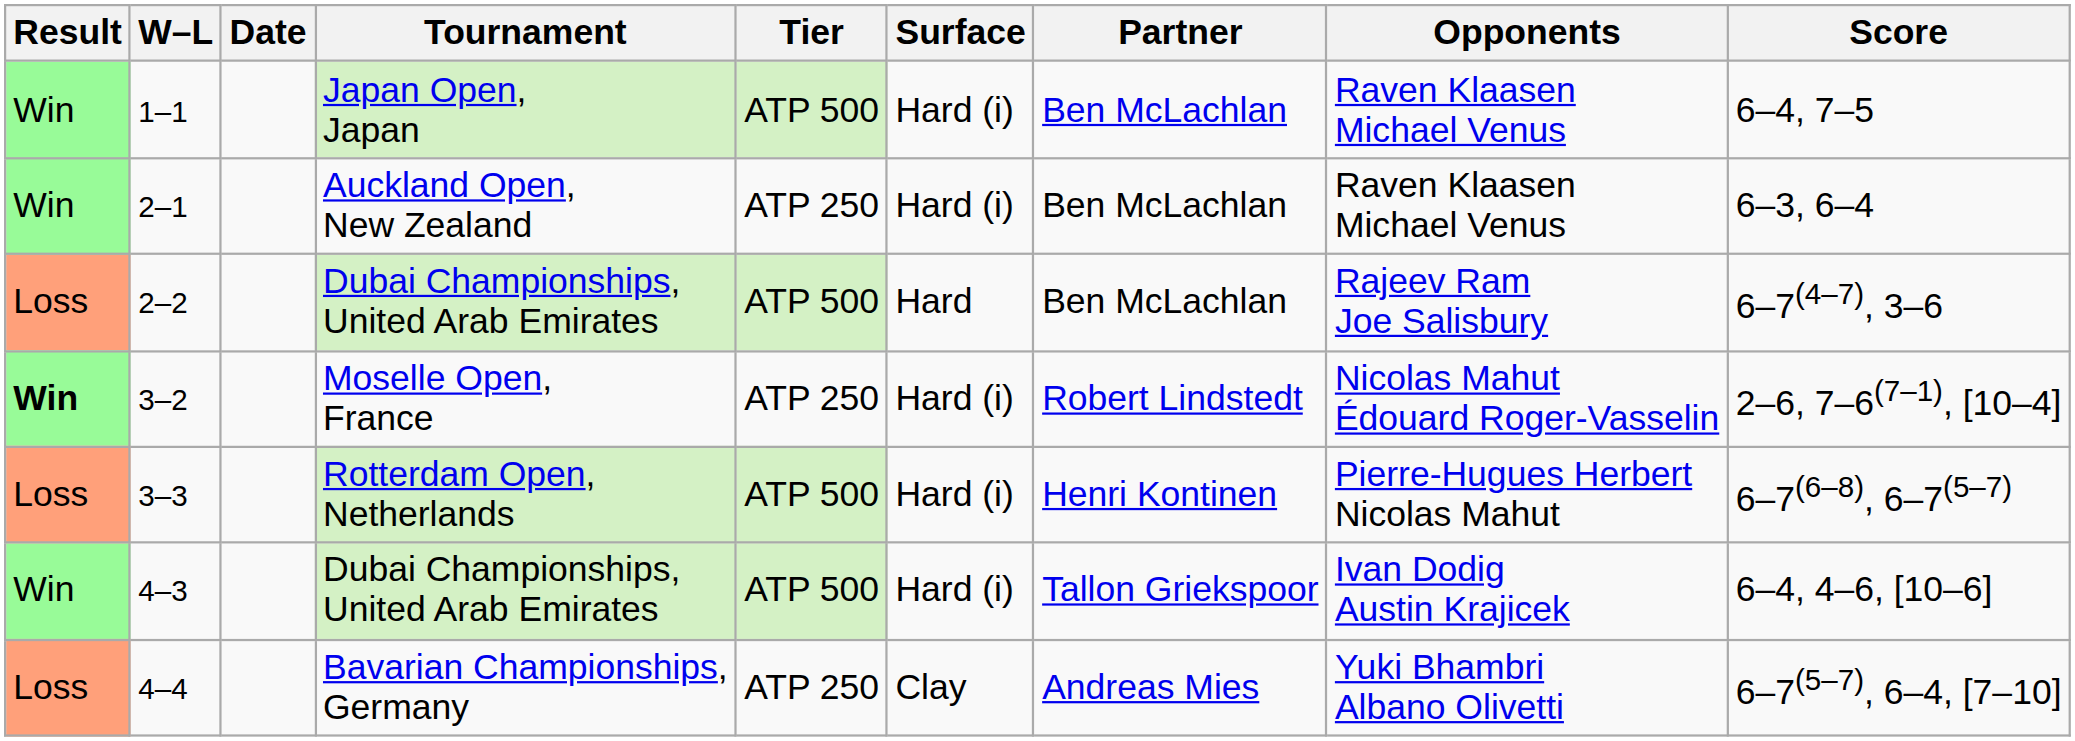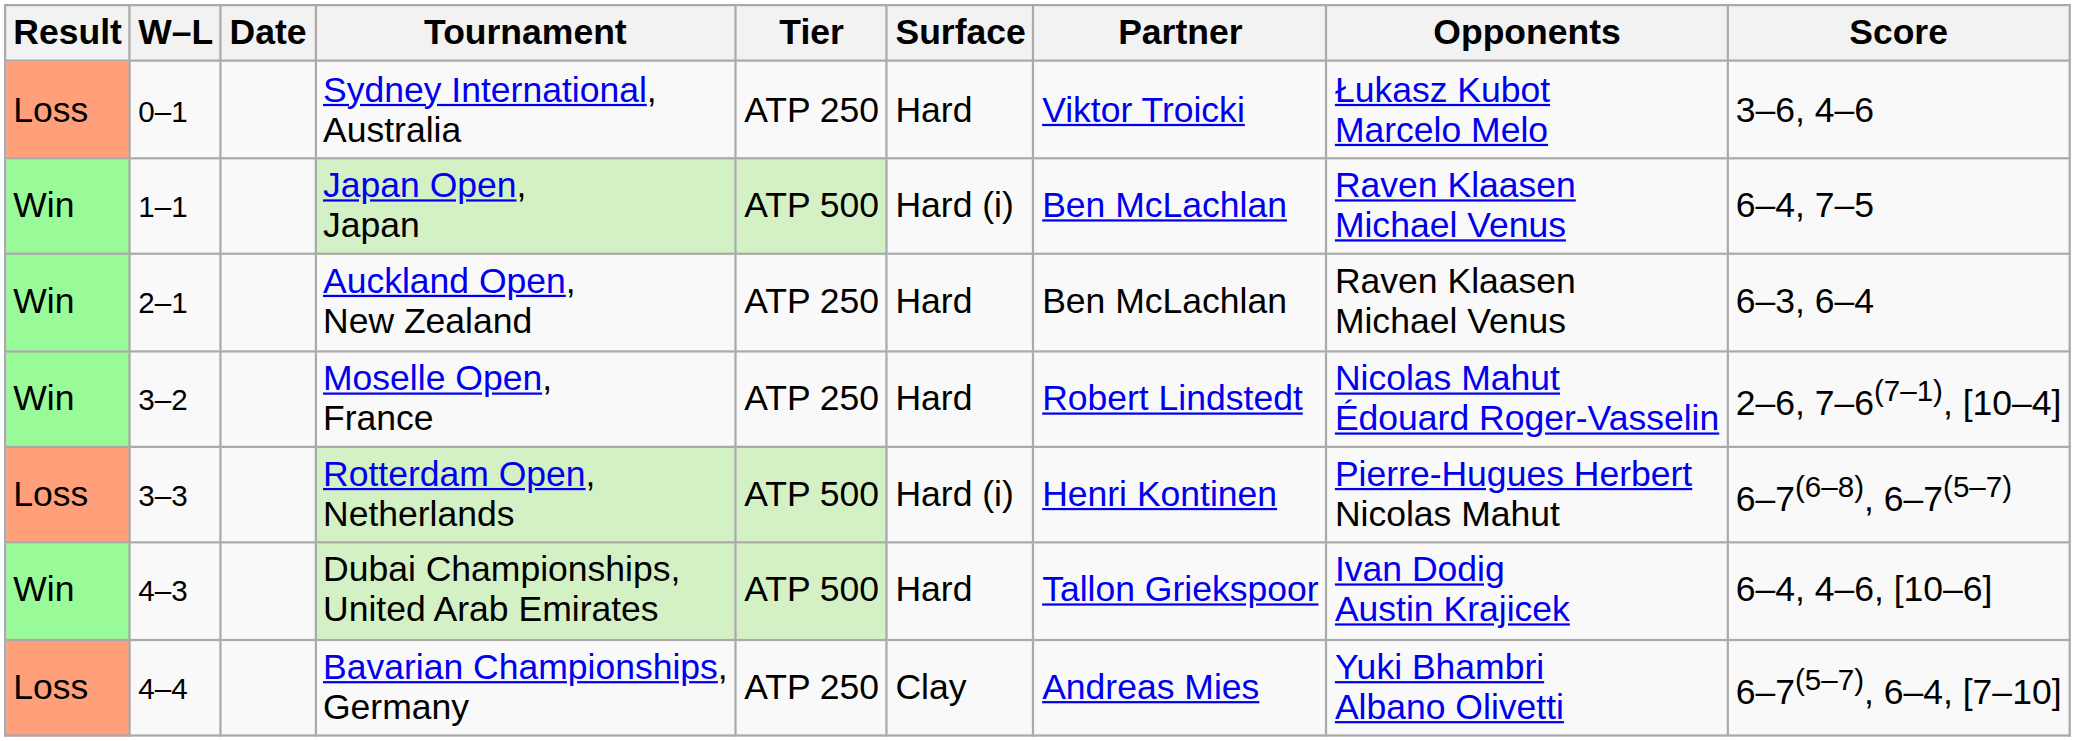+ row: (163, 111)
(955, 205) Hard (i) -> (934, 301) Hard
- row: (163, 303)
(46, 397) bold -> (44, 397) normal
(955, 397) Hard (i) -> (934, 397) Hard
(955, 590) Hard (i) -> (934, 590) Hard
